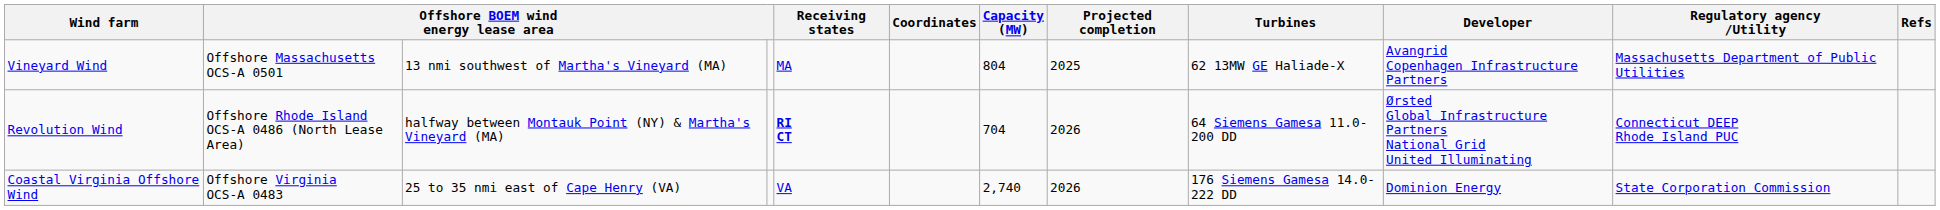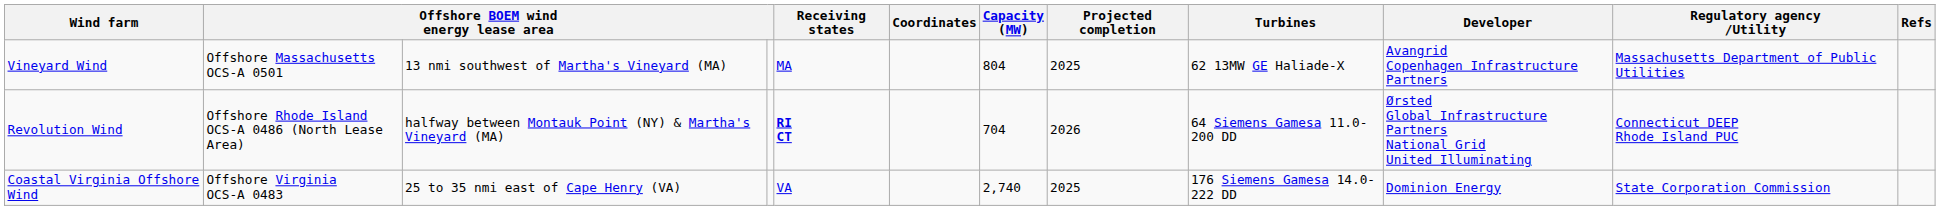(1065, 187) 2026 -> (1065, 187) 2025
